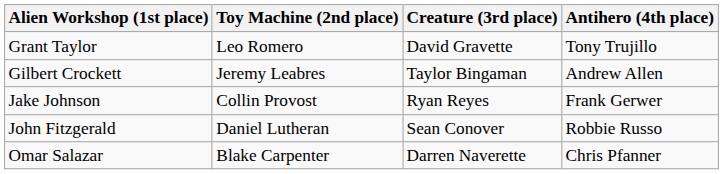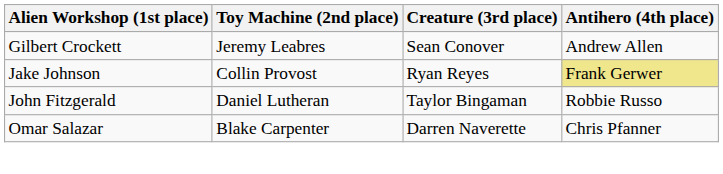- row: (53, 45)
(467, 73) Taylor Bingaman -> (455, 45) Sean Conover
(614, 100) no background -> (614, 73) khaki background
(455, 127) Sean Conover -> (467, 100) Taylor Bingaman
